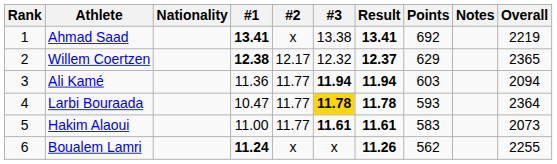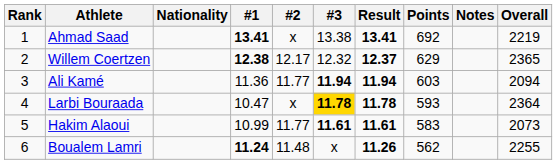(293, 103) 11.77 -> (293, 103) x
(252, 125) 11.00 -> (252, 125) 10.99
(293, 147) x -> (293, 147) 11.48
